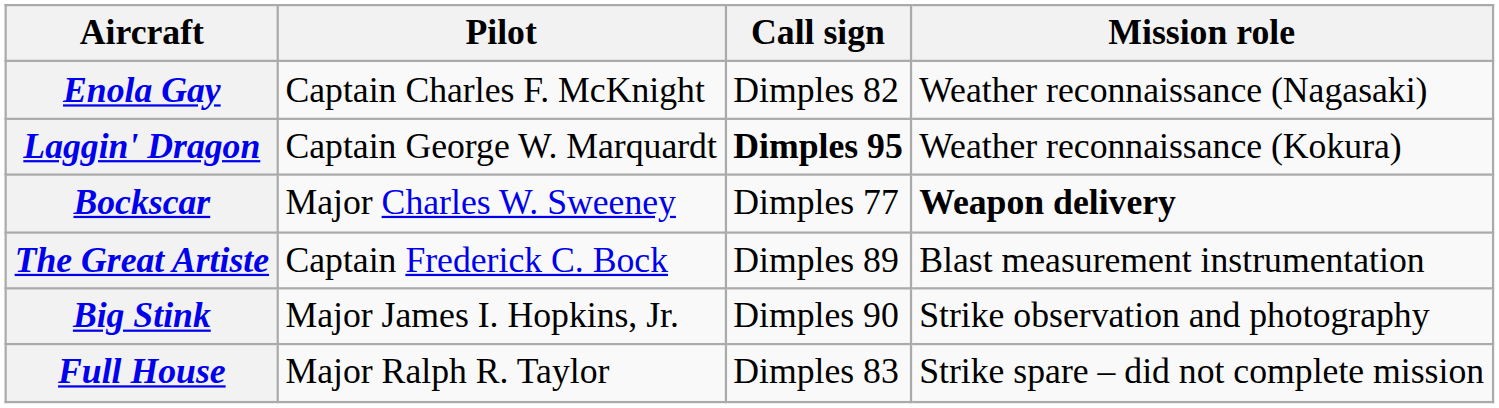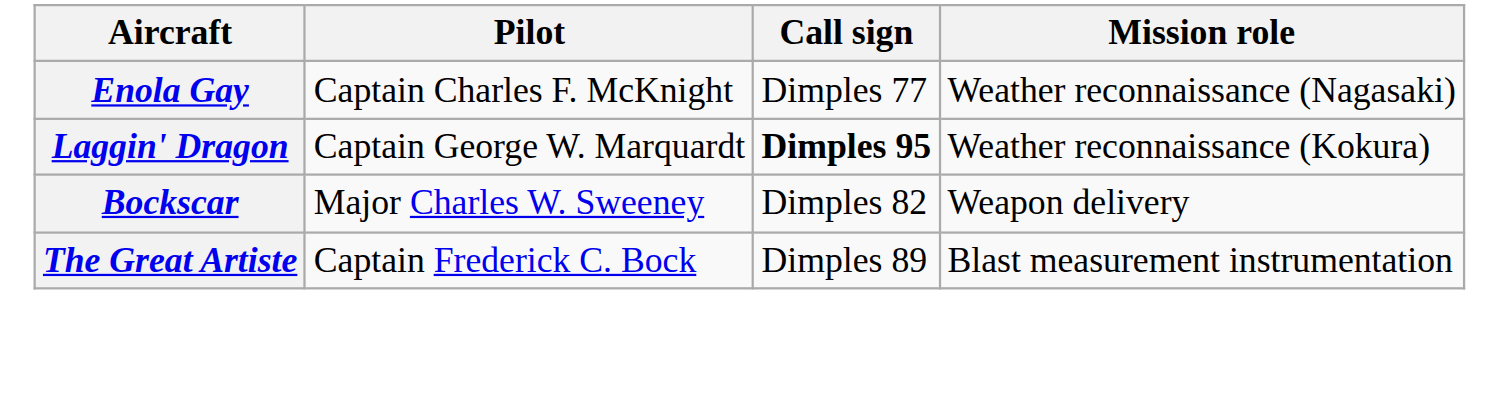(816, 89) Dimples 82 -> (844, 89) Dimples 77
(816, 202) Dimples 77 -> (844, 202) Dimples 82
(1048, 202) bold -> (1068, 202) normal
- row: (142, 315)
- row: (142, 372)
